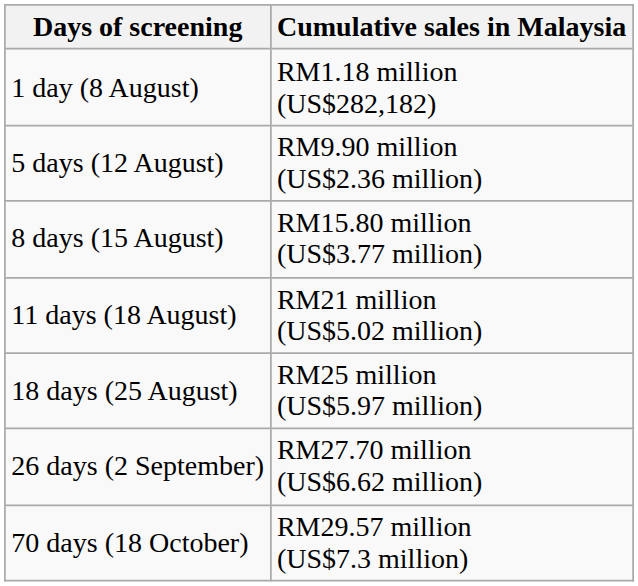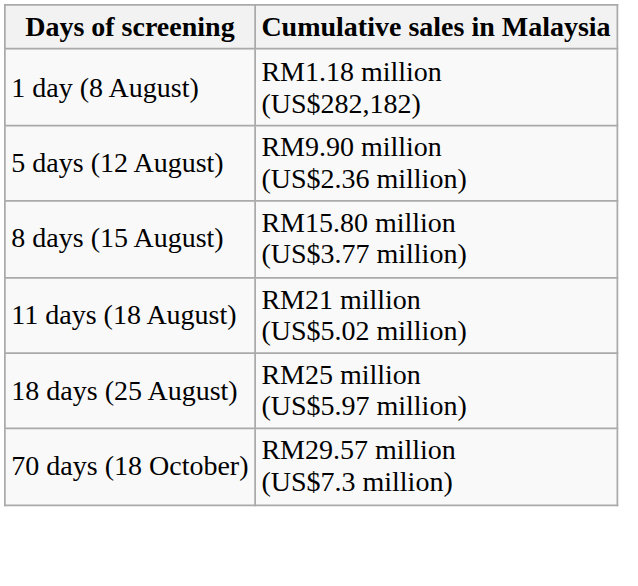- row: (138, 466)
